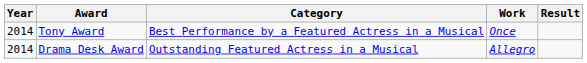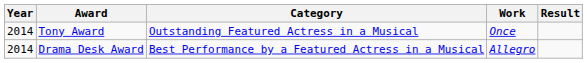(317, 31) Best Performance by a Featured Actress in a Musical -> (284, 31) Outstanding Featured Actress in a Musical
(284, 49) Outstanding Featured Actress in a Musical -> (317, 49) Best Performance by a Featured Actress in a Musical
